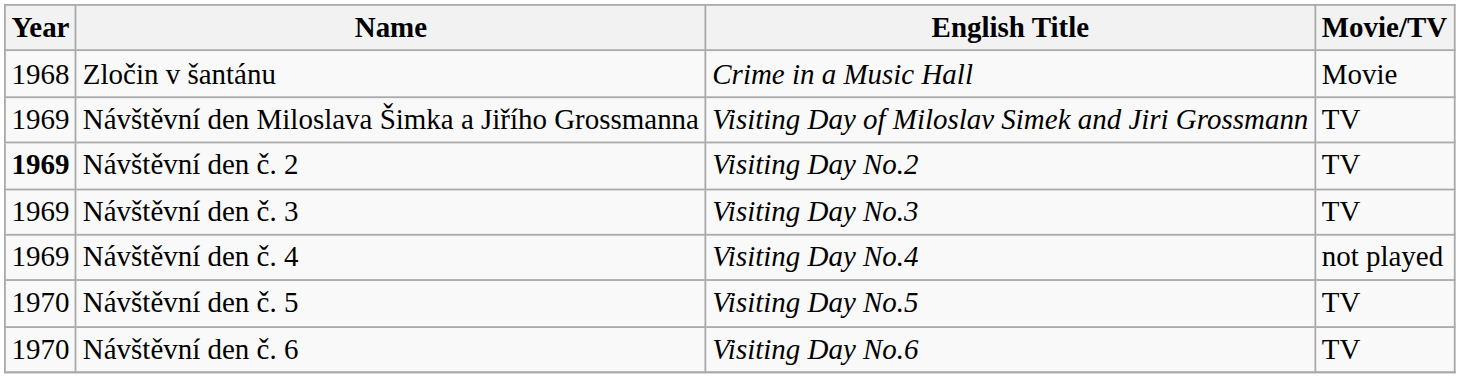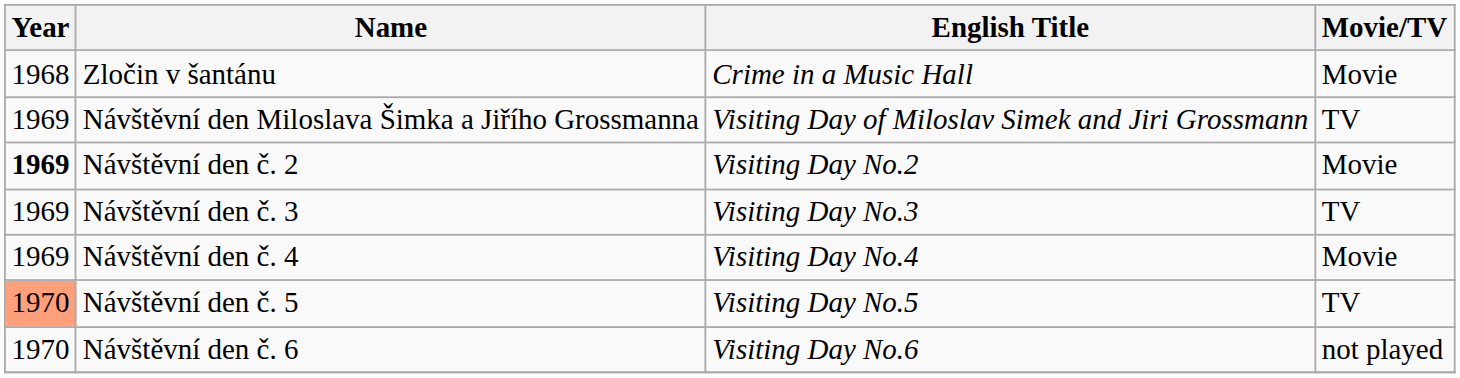(1341, 165) TV -> (1360, 165) Movie
(1382, 257) not played -> (1360, 257) Movie
(41, 303) no background -> (41, 303) lightsalmon background
(1341, 348) TV -> (1382, 348) not played
